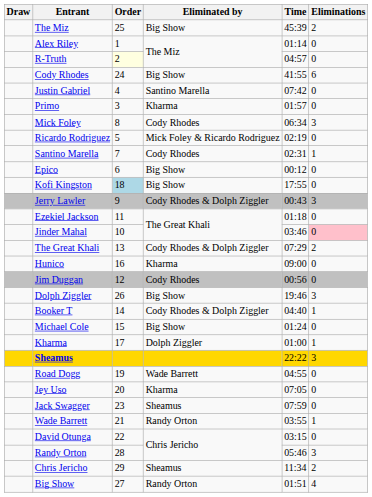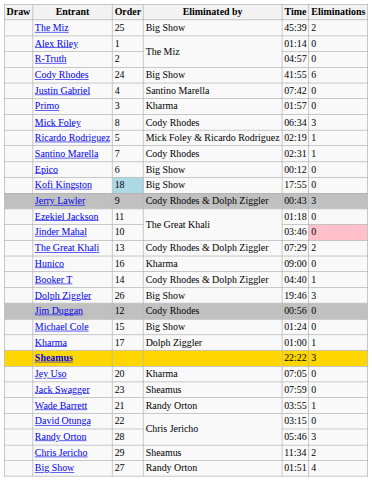(117, 59) lightyellow background -> (117, 59) no background
(314, 138) 0 -> (314, 138) 1
rows swapped: (54, 311) <-> (59, 279)
- row: (58, 374)
